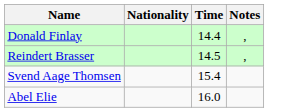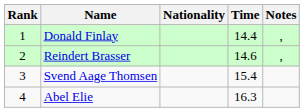+ column: (23, 14)
(209, 55) 14.5 -> (245, 55) 14.6
(209, 96) 16.0 -> (245, 96) 16.3
